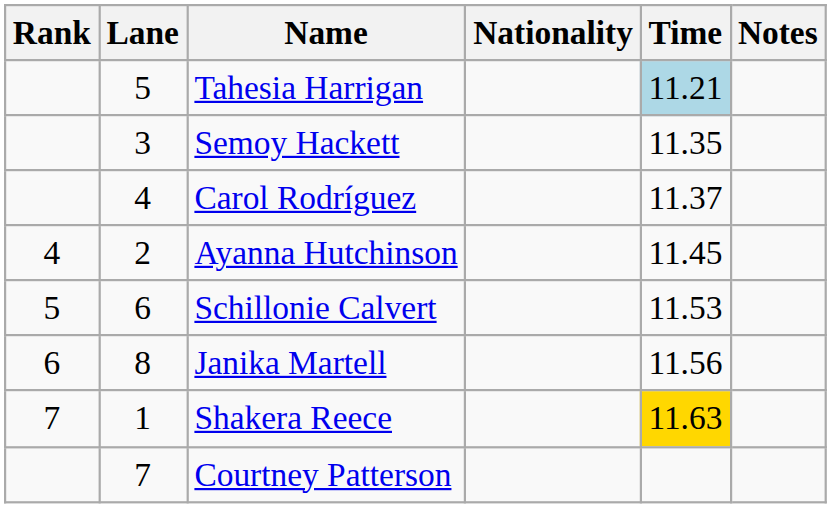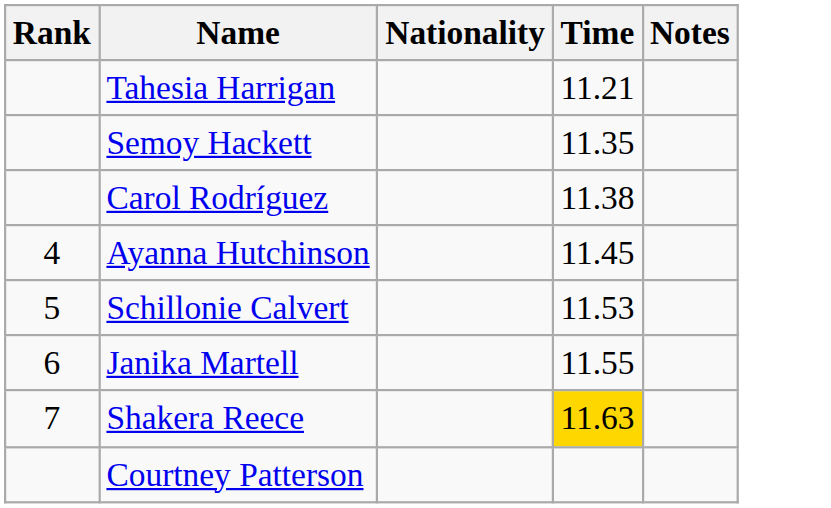- column: (143, 32)
(685, 87) lightblue background -> (597, 87) no background
(685, 197) 11.37 -> (597, 197) 11.38
(685, 363) 11.56 -> (597, 363) 11.55
